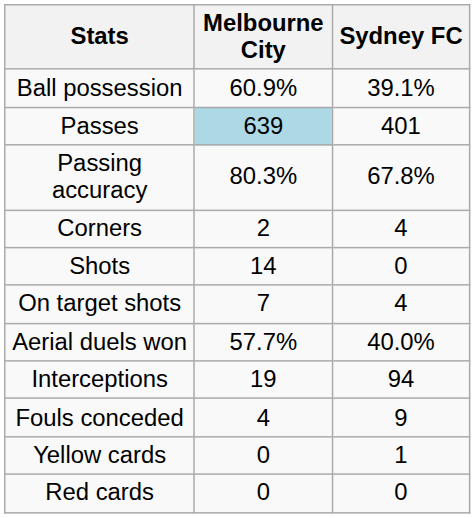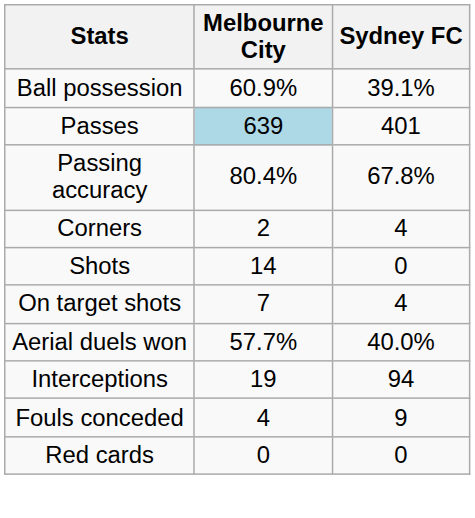(263, 177) 80.3% -> (263, 177) 80.4%
- row: (100, 455)
